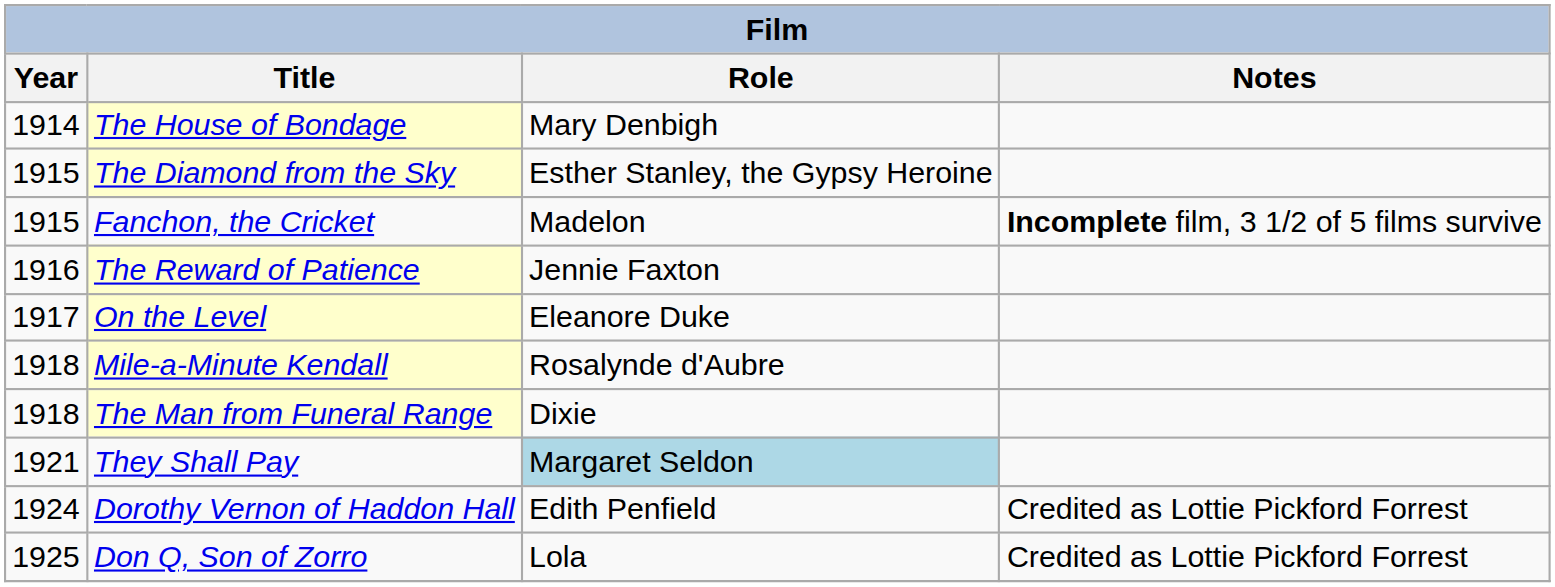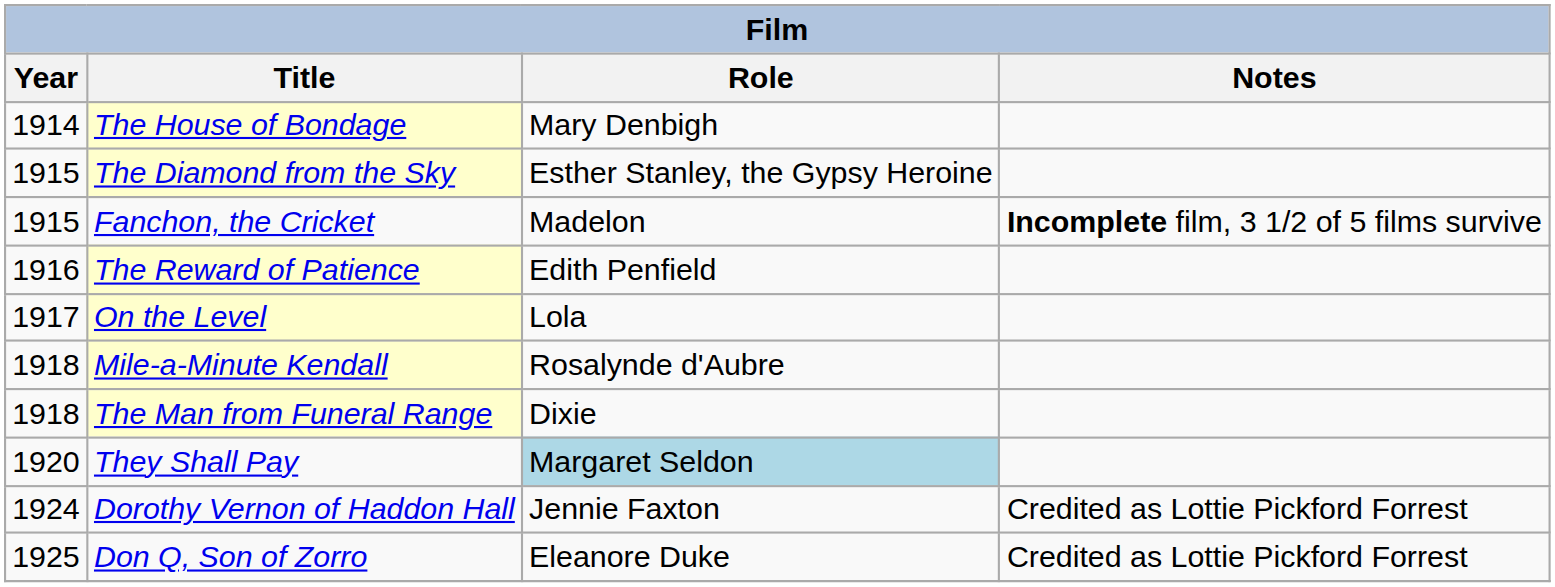(624, 269) Jennie Faxton -> (623, 269) Edith Penfield
(629, 317) Eleanore Duke -> (558, 317) Lola
(46, 461) 1921 -> (46, 461) 1920
(623, 509) Edith Penfield -> (624, 509) Jennie Faxton
(558, 557) Lola -> (629, 557) Eleanore Duke
